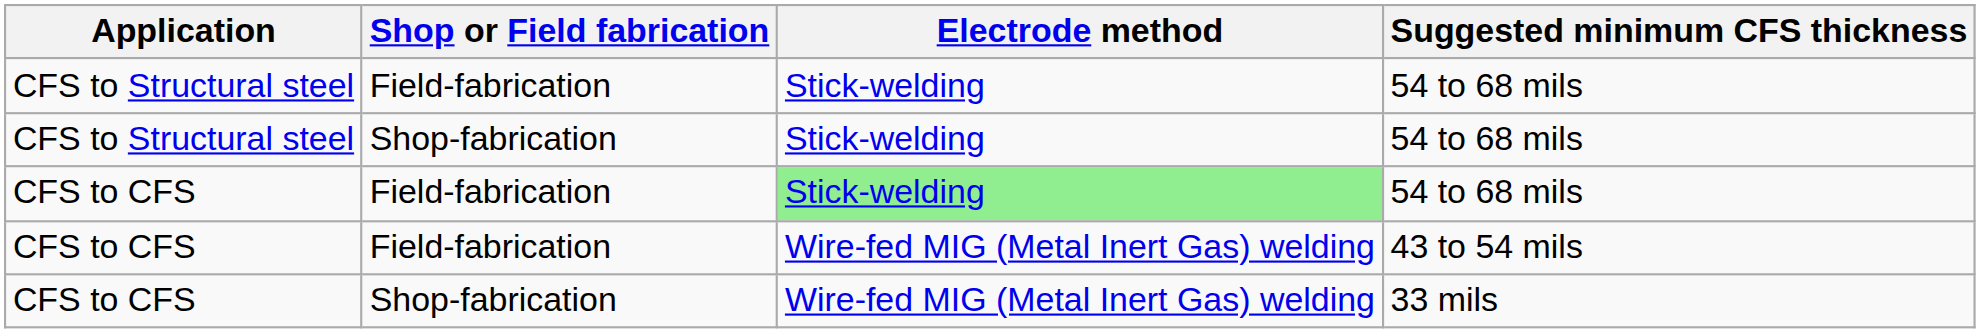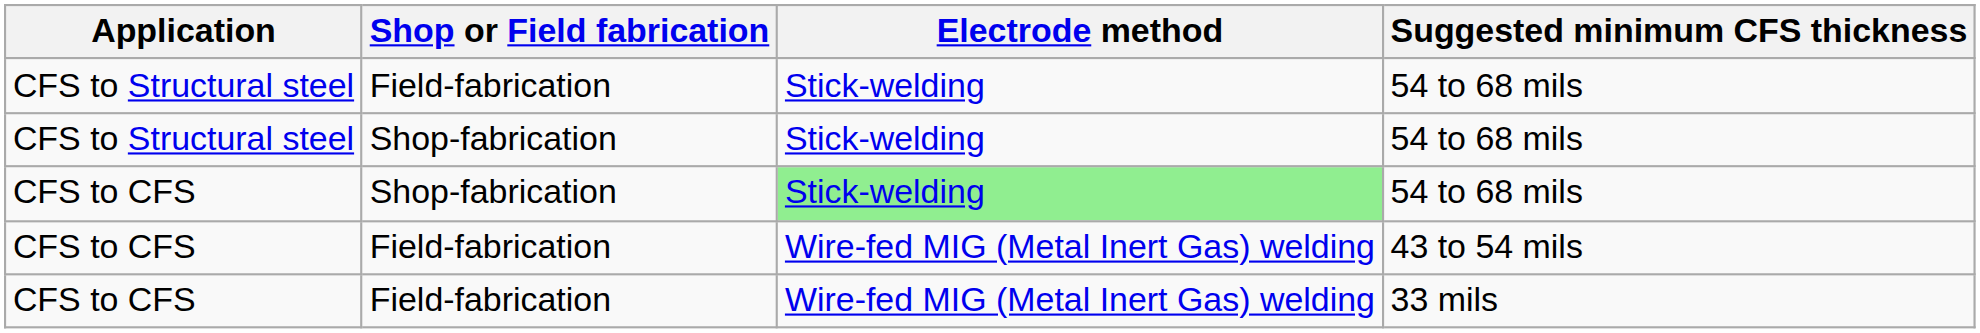(490, 192) Field-fabrication -> (493, 192) Shop-fabrication
(493, 300) Shop-fabrication -> (490, 300) Field-fabrication
